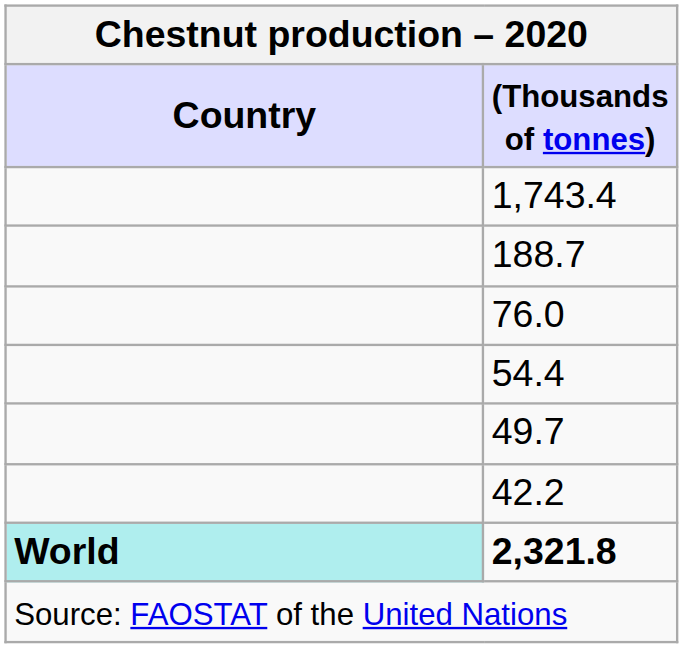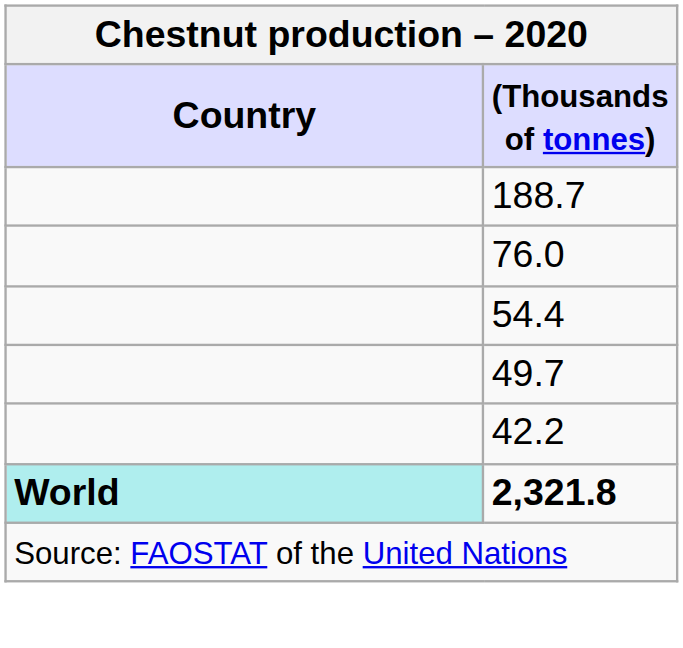- row: (554, 195)
